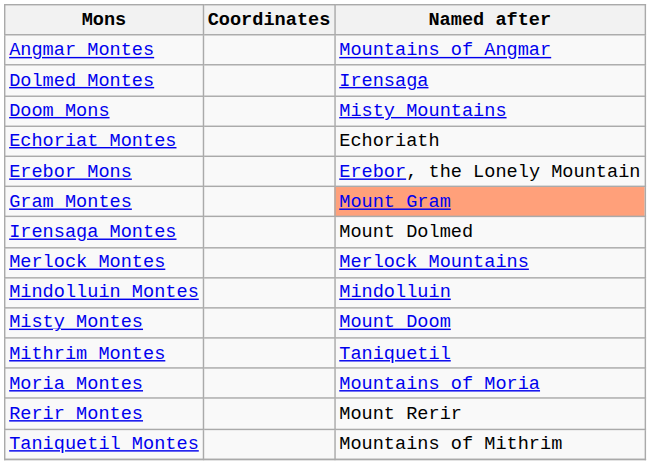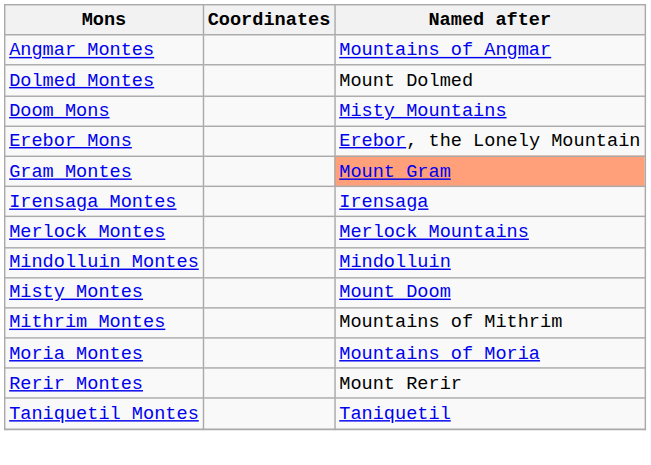(384, 80) Irensaga -> (406, 80) Mount Dolmed
- row: (93, 141)
(406, 232) Mount Dolmed -> (384, 202) Irensaga
(395, 353) Taniquetil -> (451, 323) Mountains of Mithrim
(451, 444) Mountains of Mithrim -> (395, 414) Taniquetil
